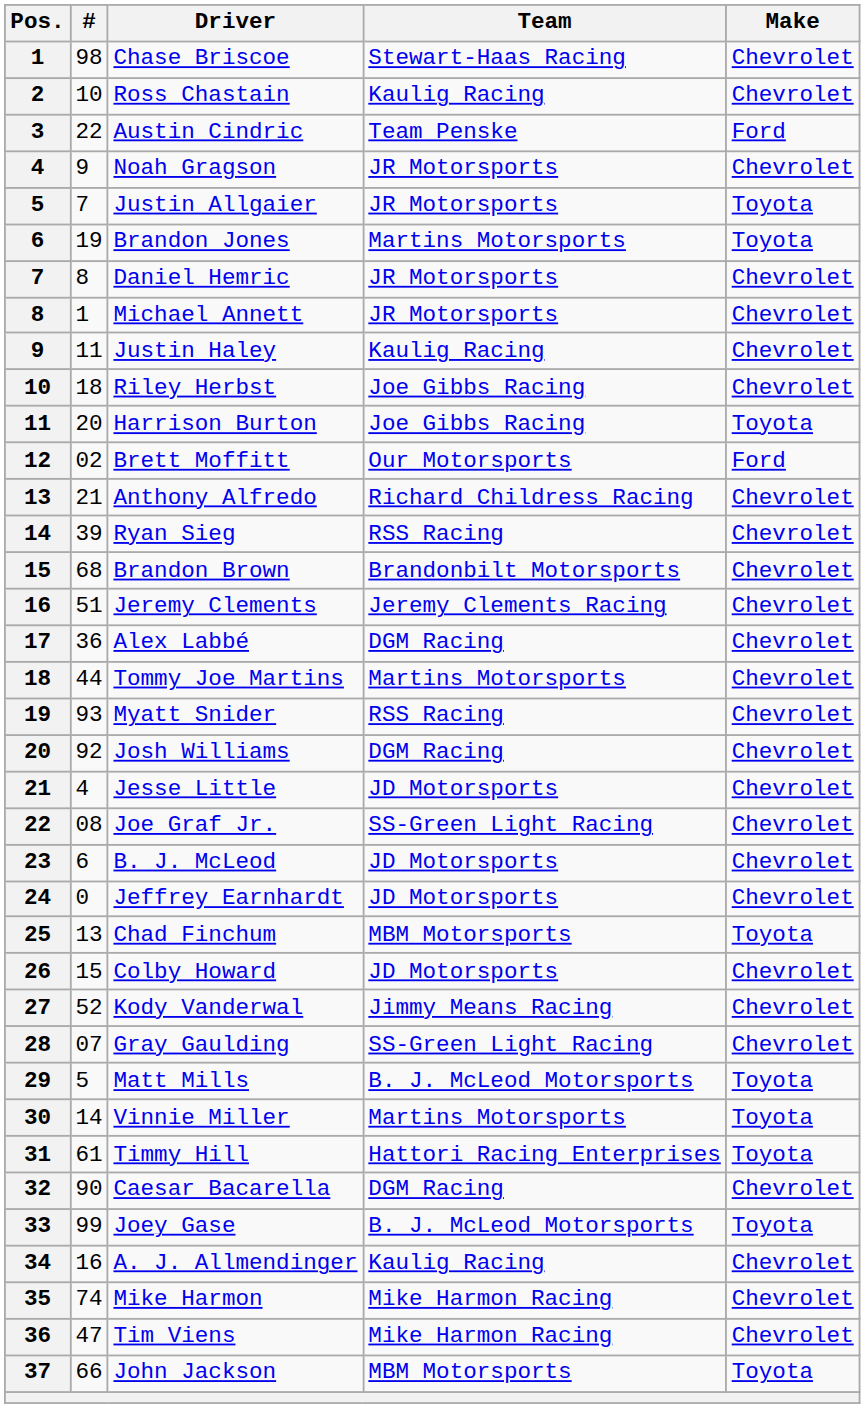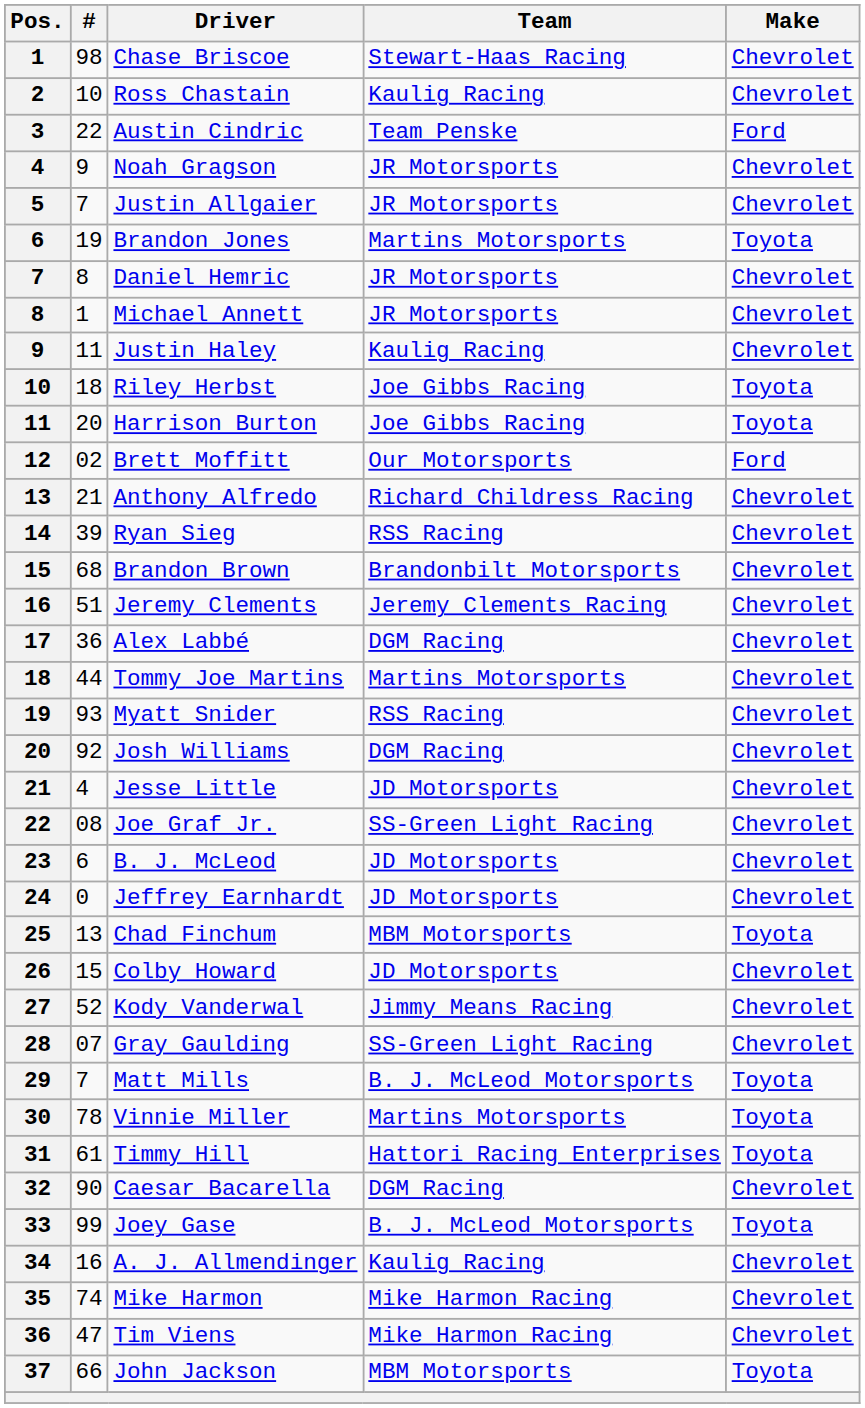(772, 206) Toyota -> (793, 206) Chevrolet
(793, 388) Chevrolet -> (772, 388) Toyota
(82, 1082) 5 -> (82, 1082) 7
(89, 1118) 14 -> (89, 1118) 78
